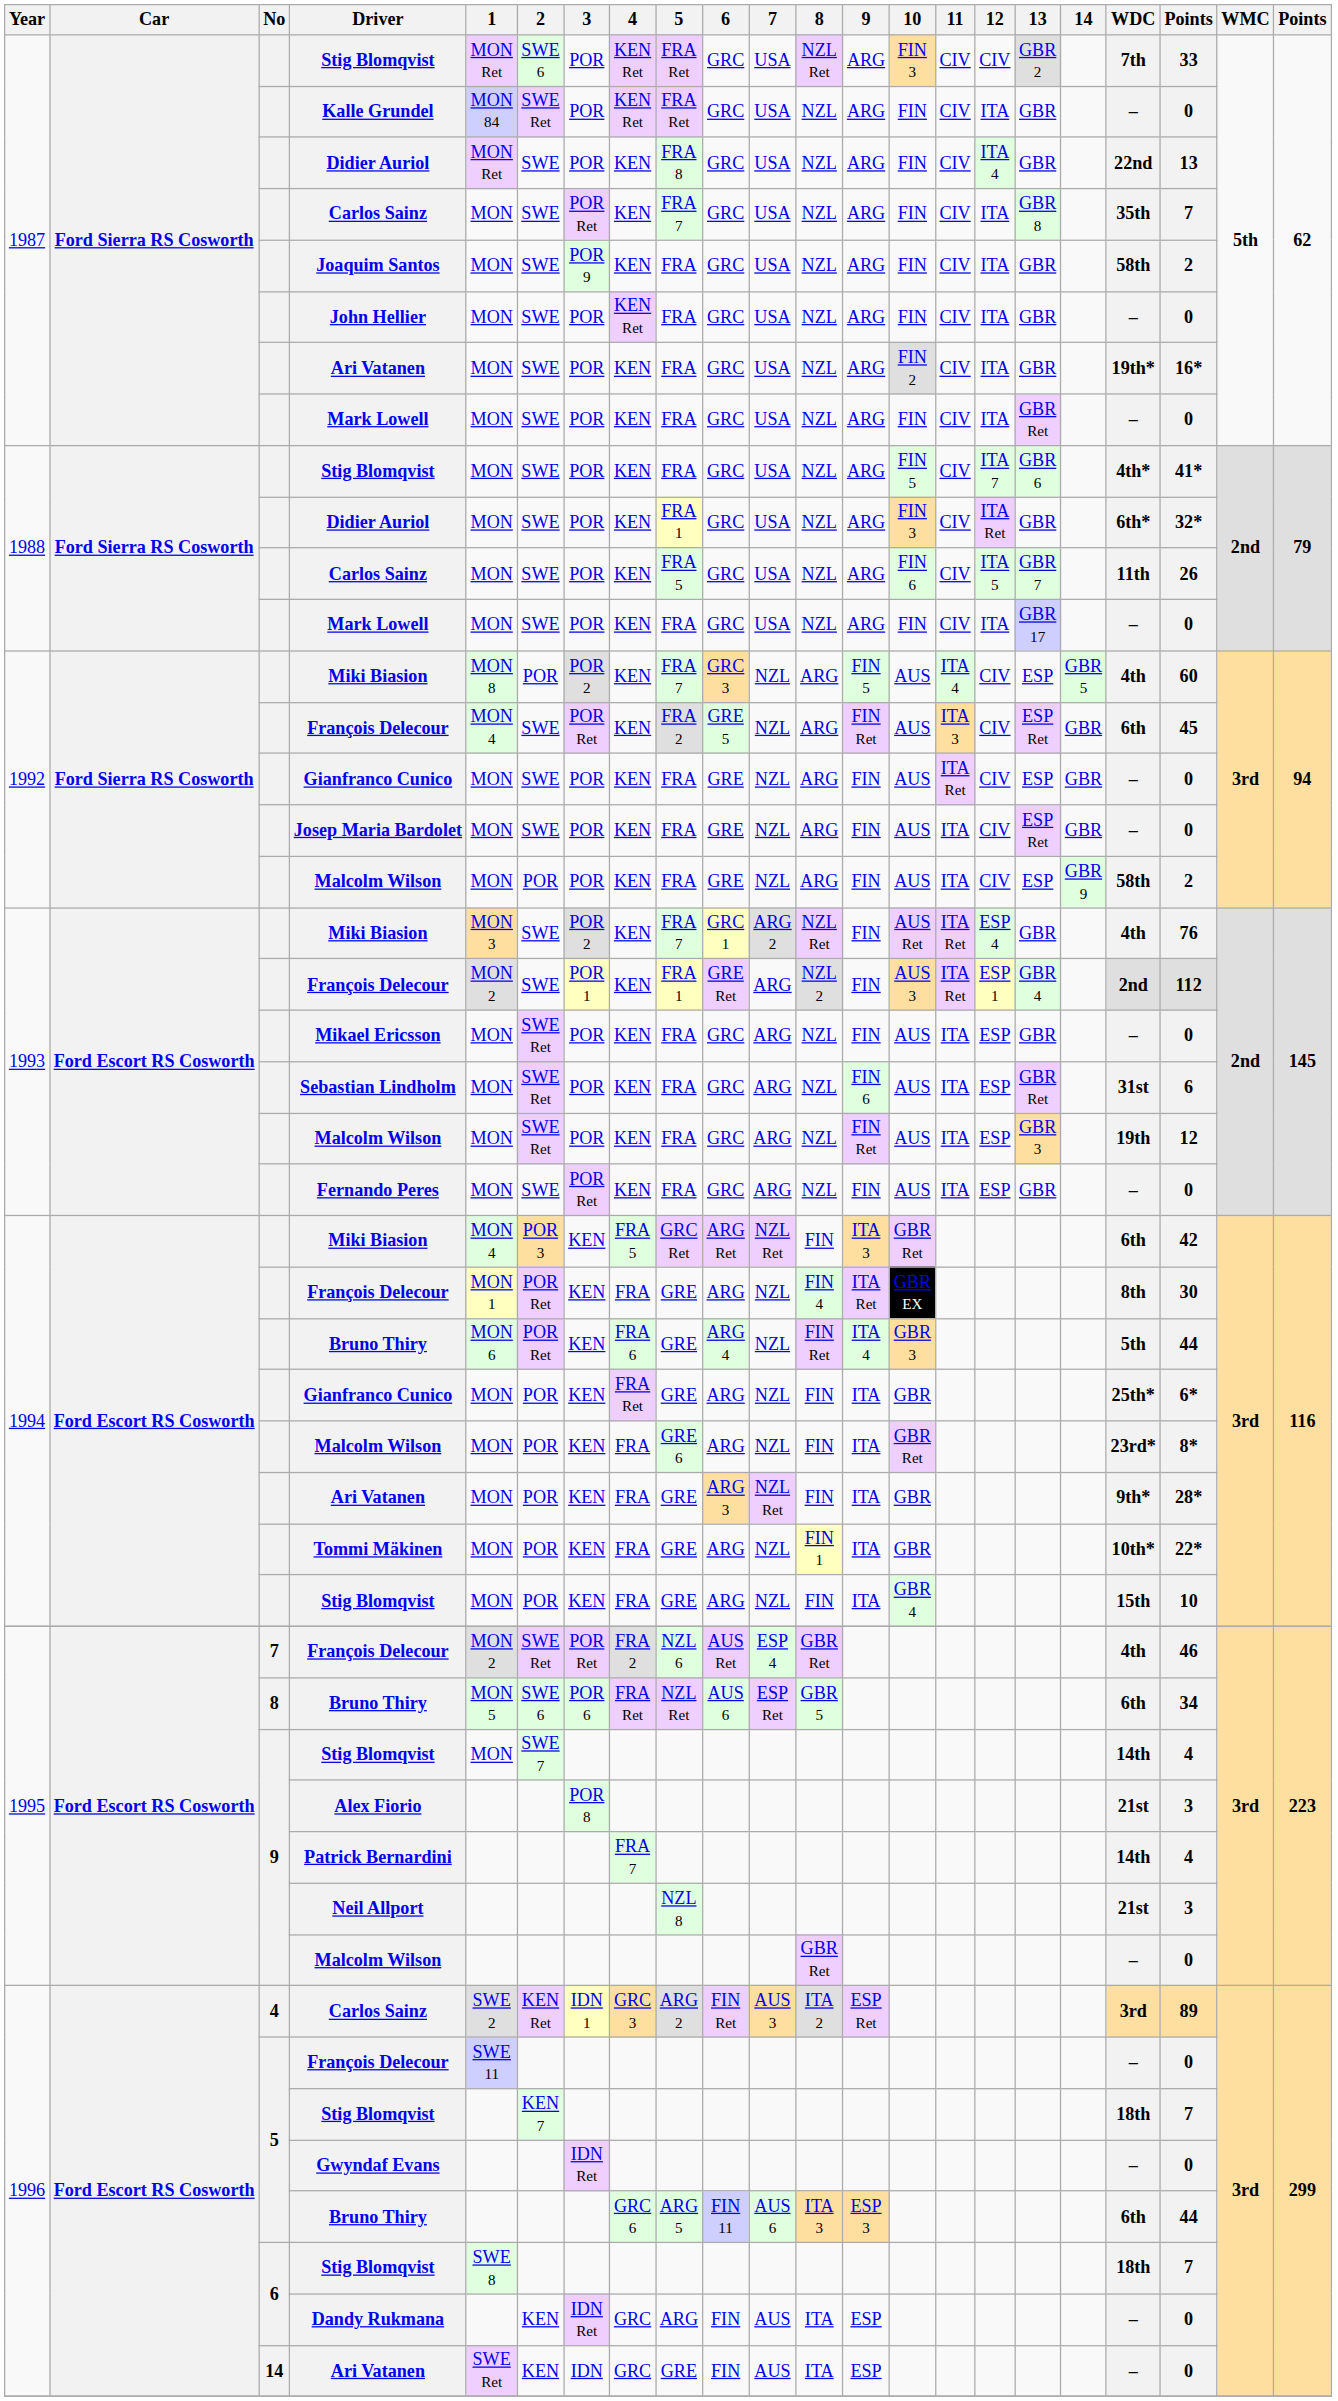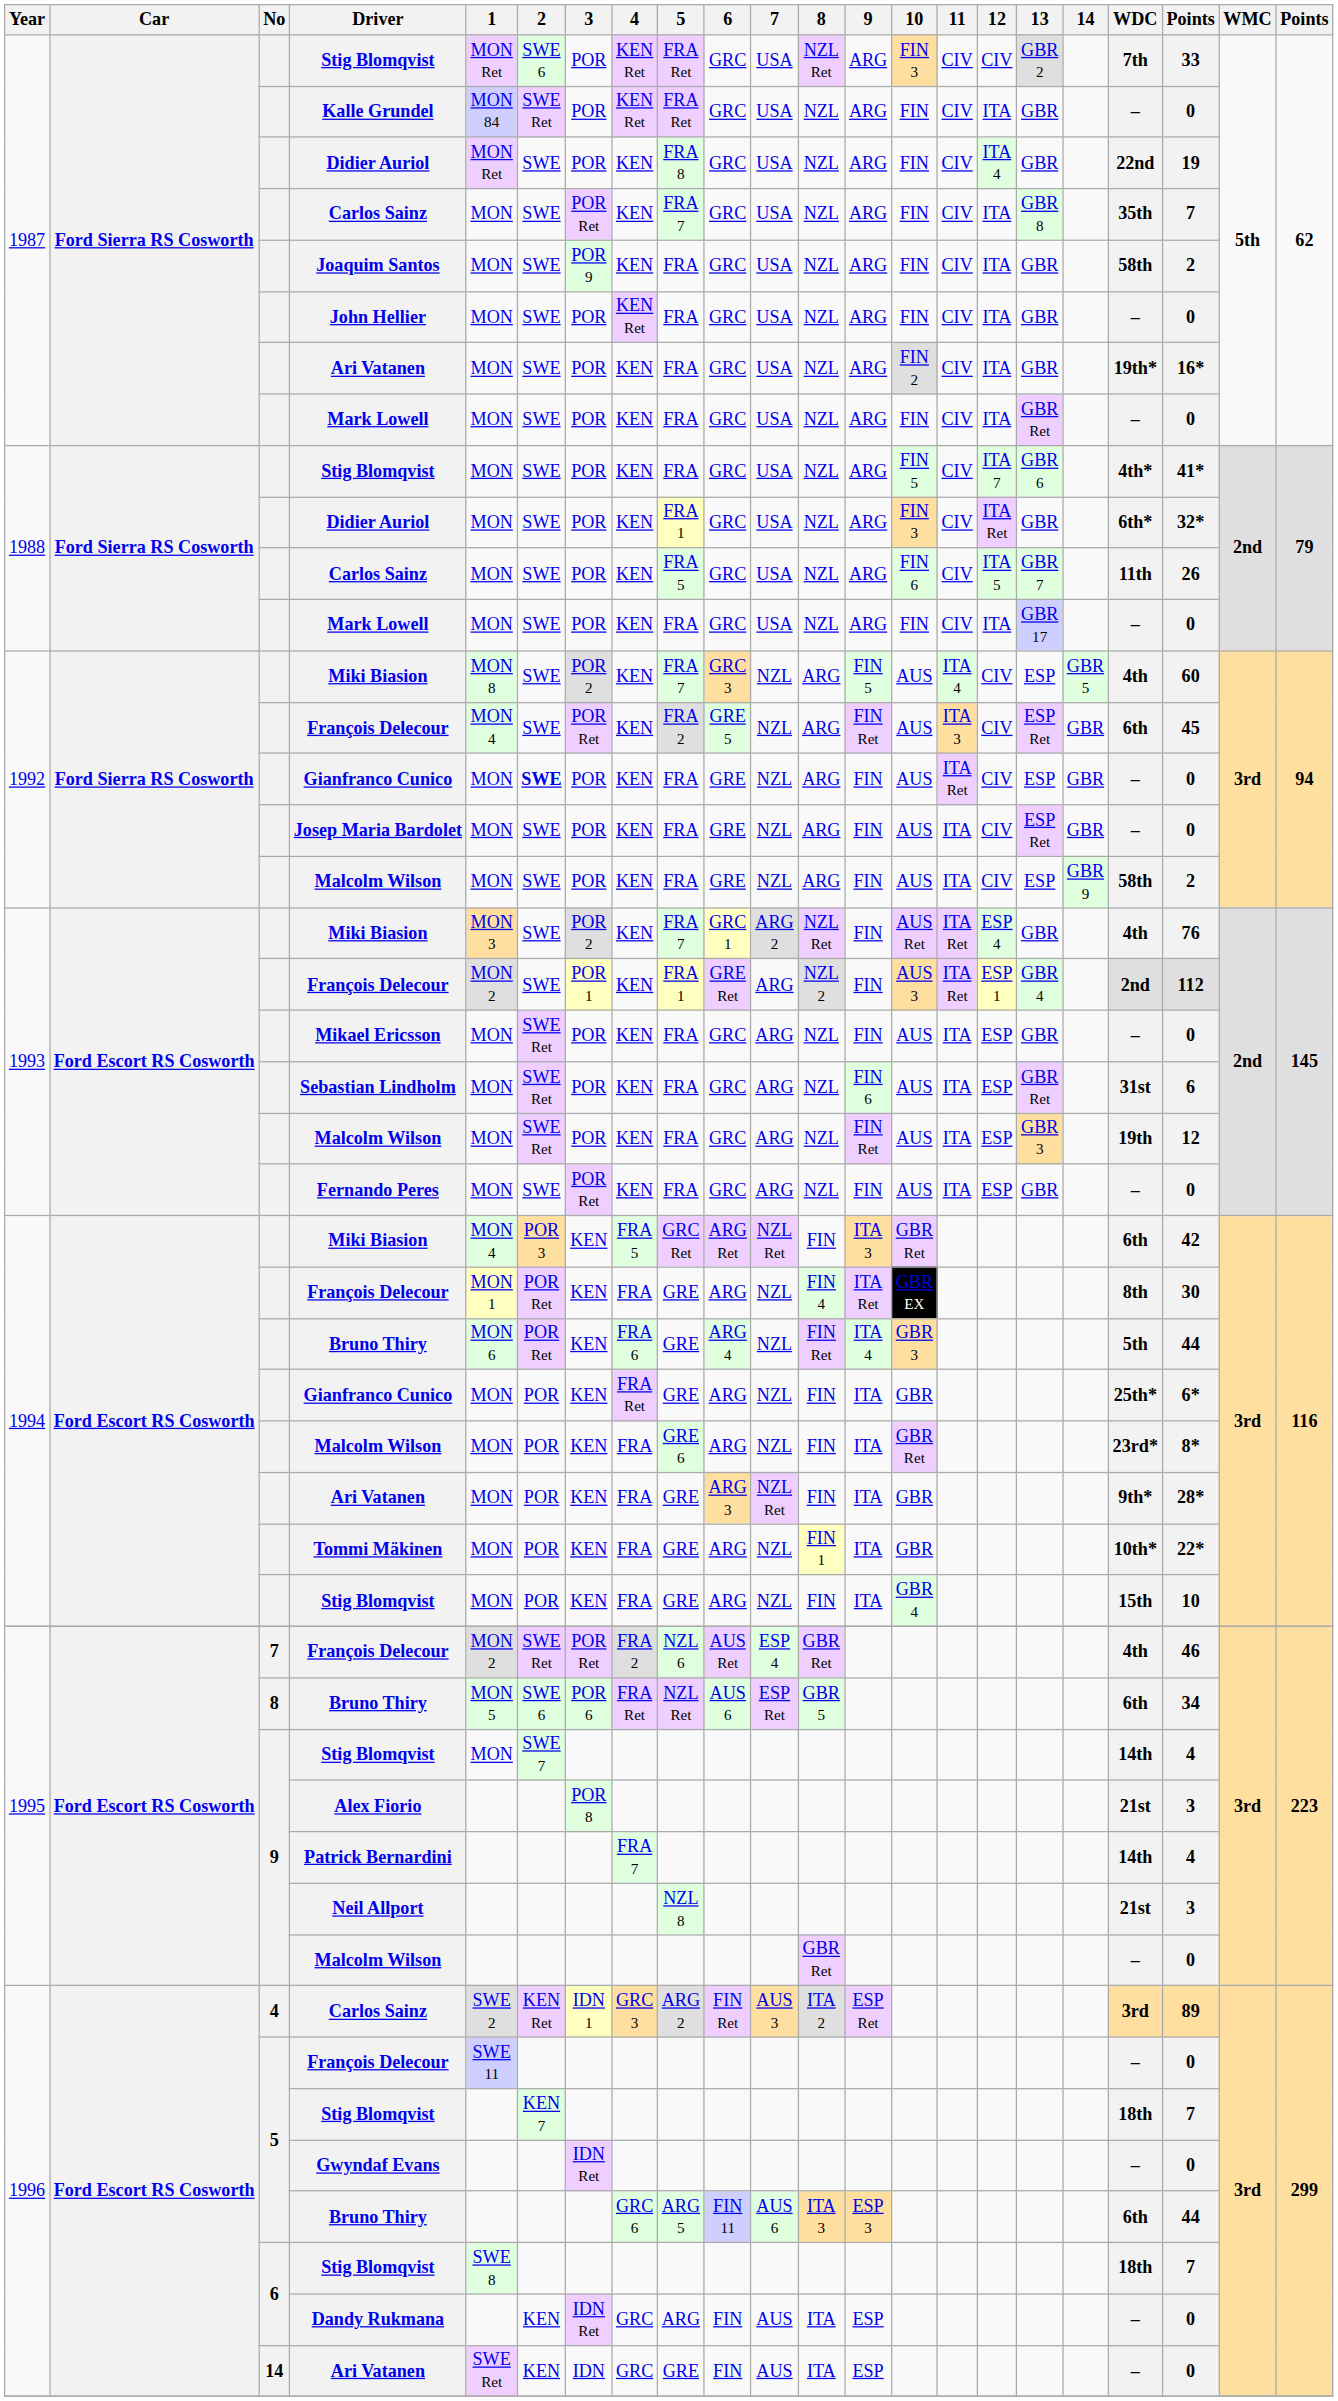(1189, 163) 13 -> (1191, 163) 19
(540, 676) POR -> (541, 676) SWE
(540, 779) normal -> (542, 779) bold
(540, 882) POR -> (541, 882) SWE
